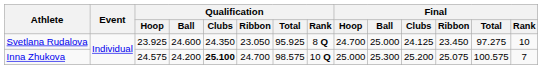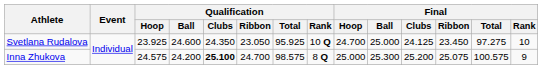(320, 42) 8 Q -> (320, 42) 10 Q
(320, 57) 10 Q -> (320, 57) 8 Q
(524, 57) 7 -> (524, 57) 9
